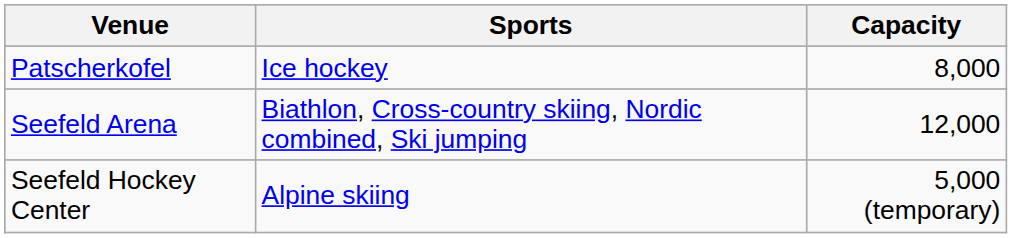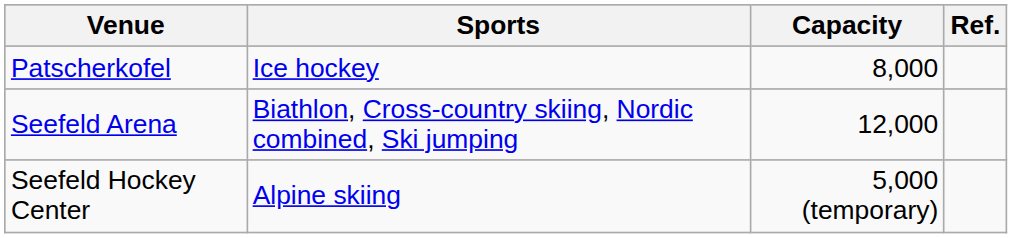+ column: (975, 25)
